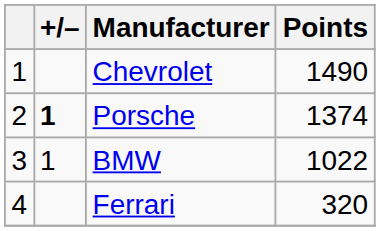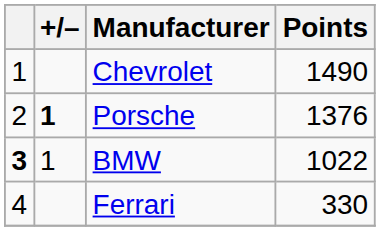(337, 116) 1374 -> (337, 116) 1376
(19, 160) normal -> (19, 160) bold
(345, 204) 320 -> (345, 204) 330
